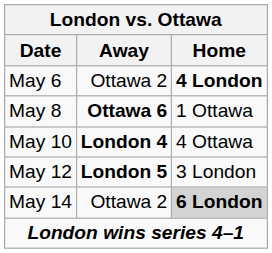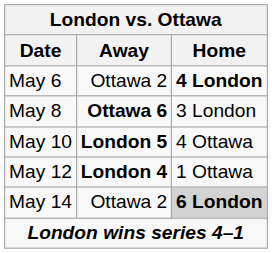(214, 111) 1 Ottawa -> (216, 111) 3 London
(124, 141) London 4 -> (124, 141) London 5
(124, 171) London 5 -> (124, 171) London 4
(216, 171) 3 London -> (214, 171) 1 Ottawa
